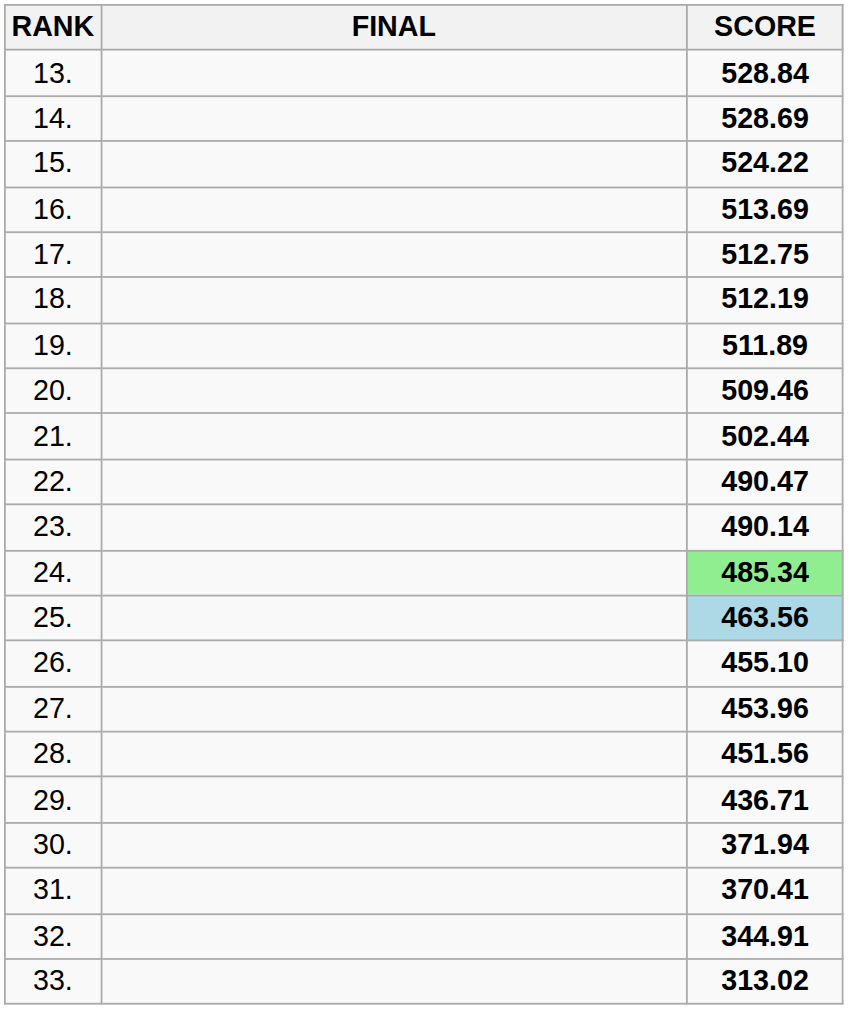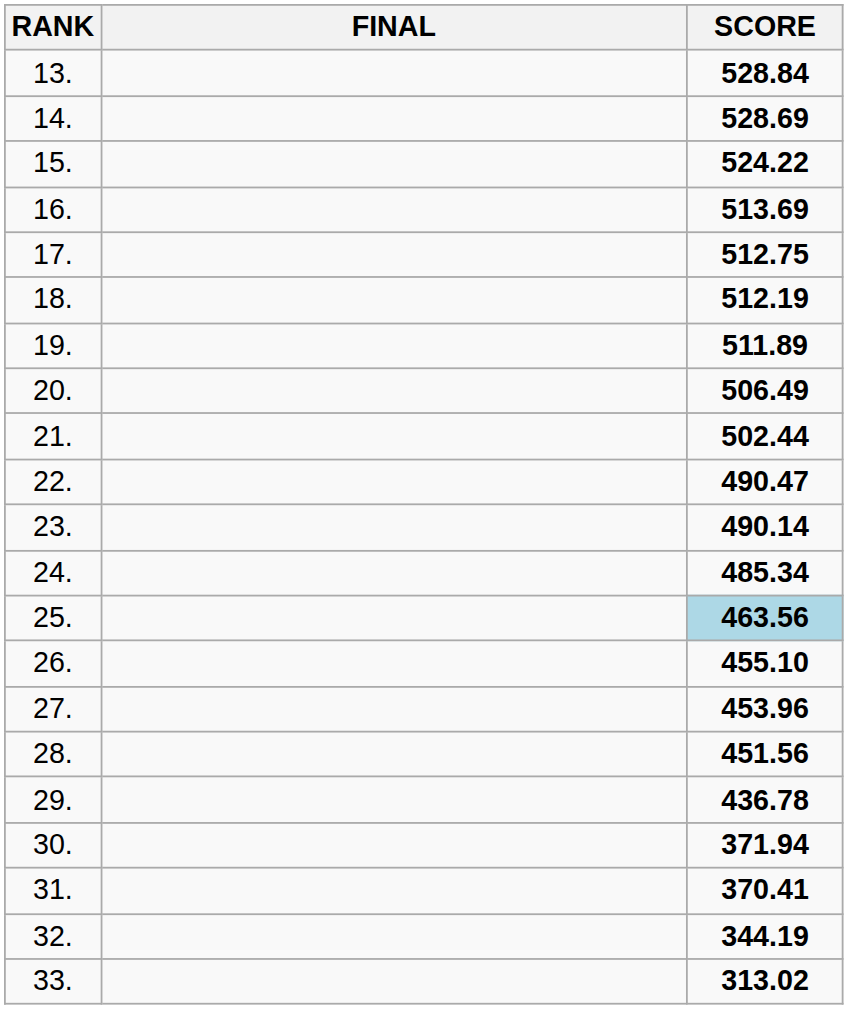(765, 390) 509.46 -> (765, 390) 506.49
(765, 572) lightgreen background -> (765, 572) no background
(765, 799) 436.71 -> (765, 799) 436.78
(765, 935) 344.91 -> (765, 935) 344.19
